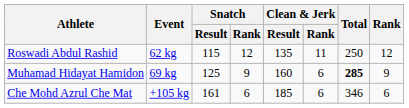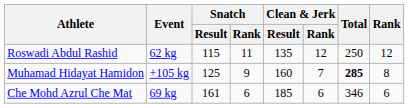(247, 54) 12 -> (247, 54) 11
(321, 54) 11 -> (321, 54) 12
(163, 73) 69 kg -> (169, 73) +105 kg
(321, 73) 6 -> (321, 73) 7
(387, 73) 9 -> (387, 73) 8
(169, 93) +105 kg -> (163, 93) 69 kg
